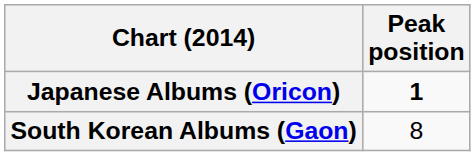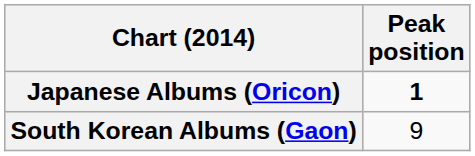(416, 130) 8 -> (416, 130) 9
